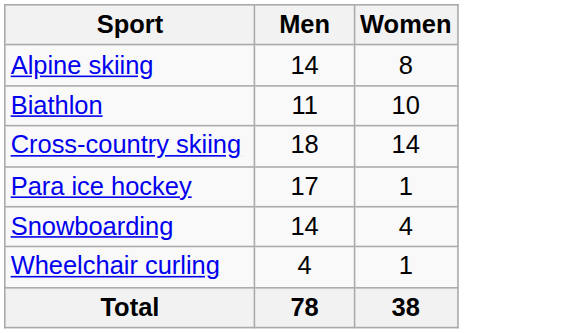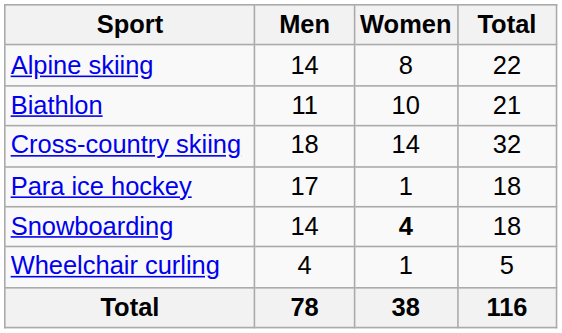+ column: (507, 24)
(406, 226) normal -> (406, 226) bold
